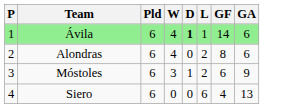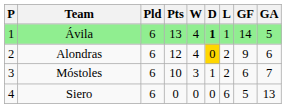+ column: (176, 14)
(247, 34) 6 -> (269, 34) 5
(190, 53) no background -> (212, 53) gold background
(223, 53) 8 -> (245, 53) 9
(247, 73) 9 -> (269, 73) 7
(223, 93) 4 -> (245, 93) 5
